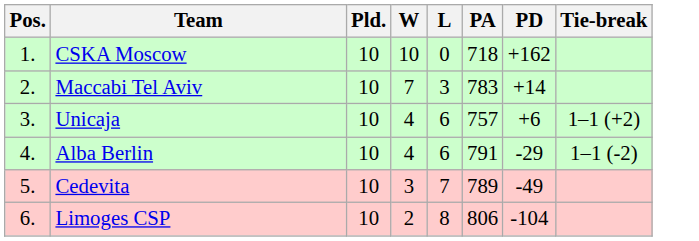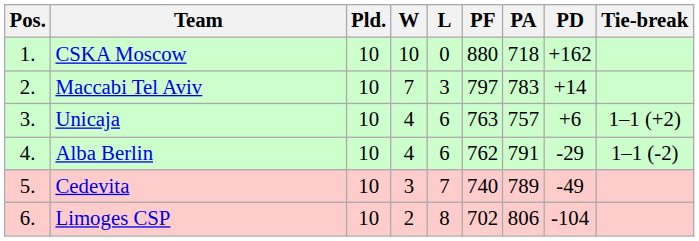+ column: (483, 20)
